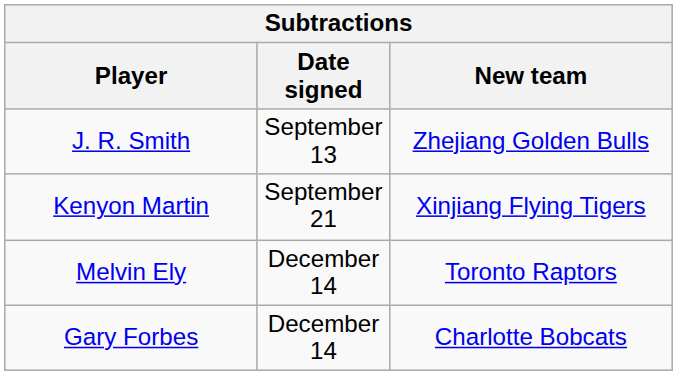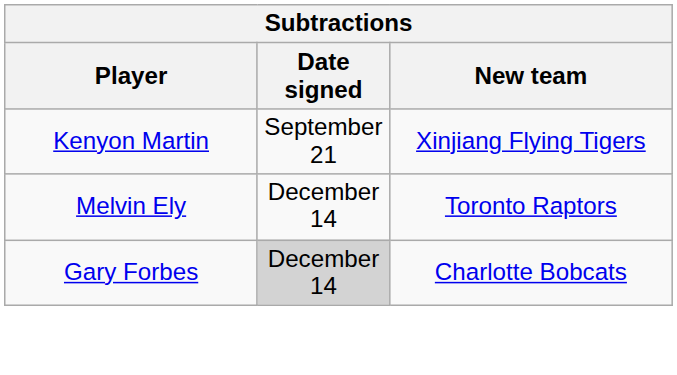- row: (131, 141)
(323, 337) no background -> (323, 272) lightgrey background
